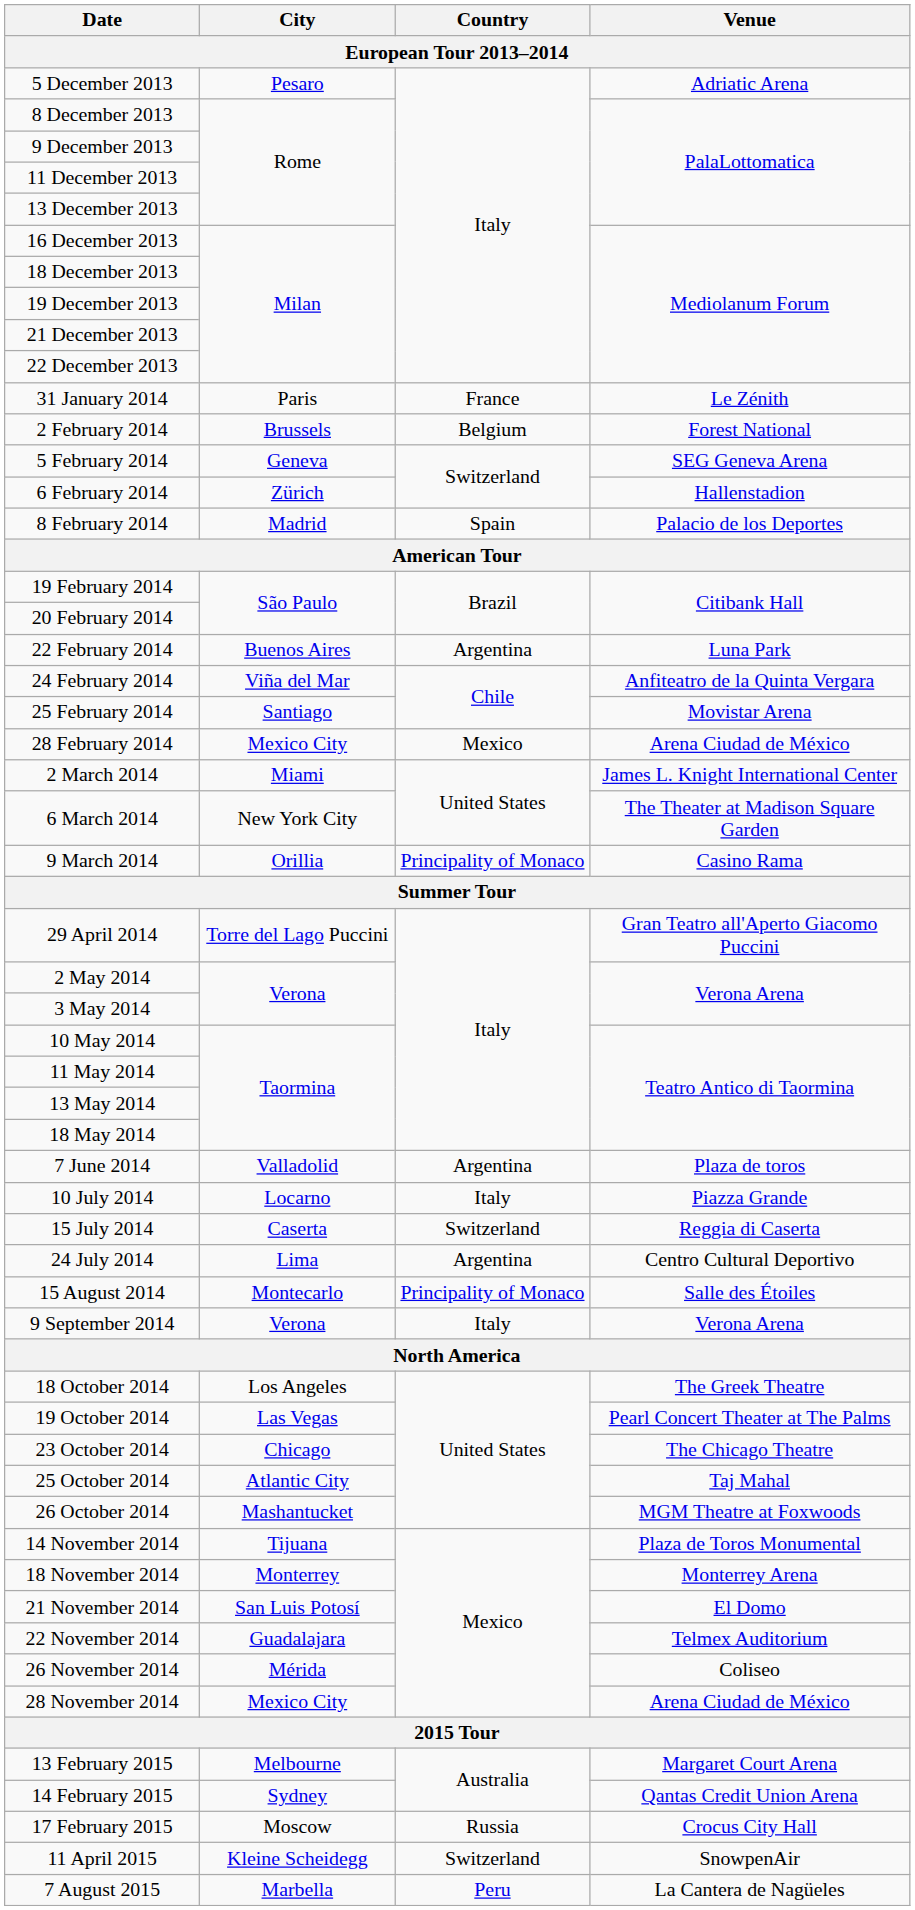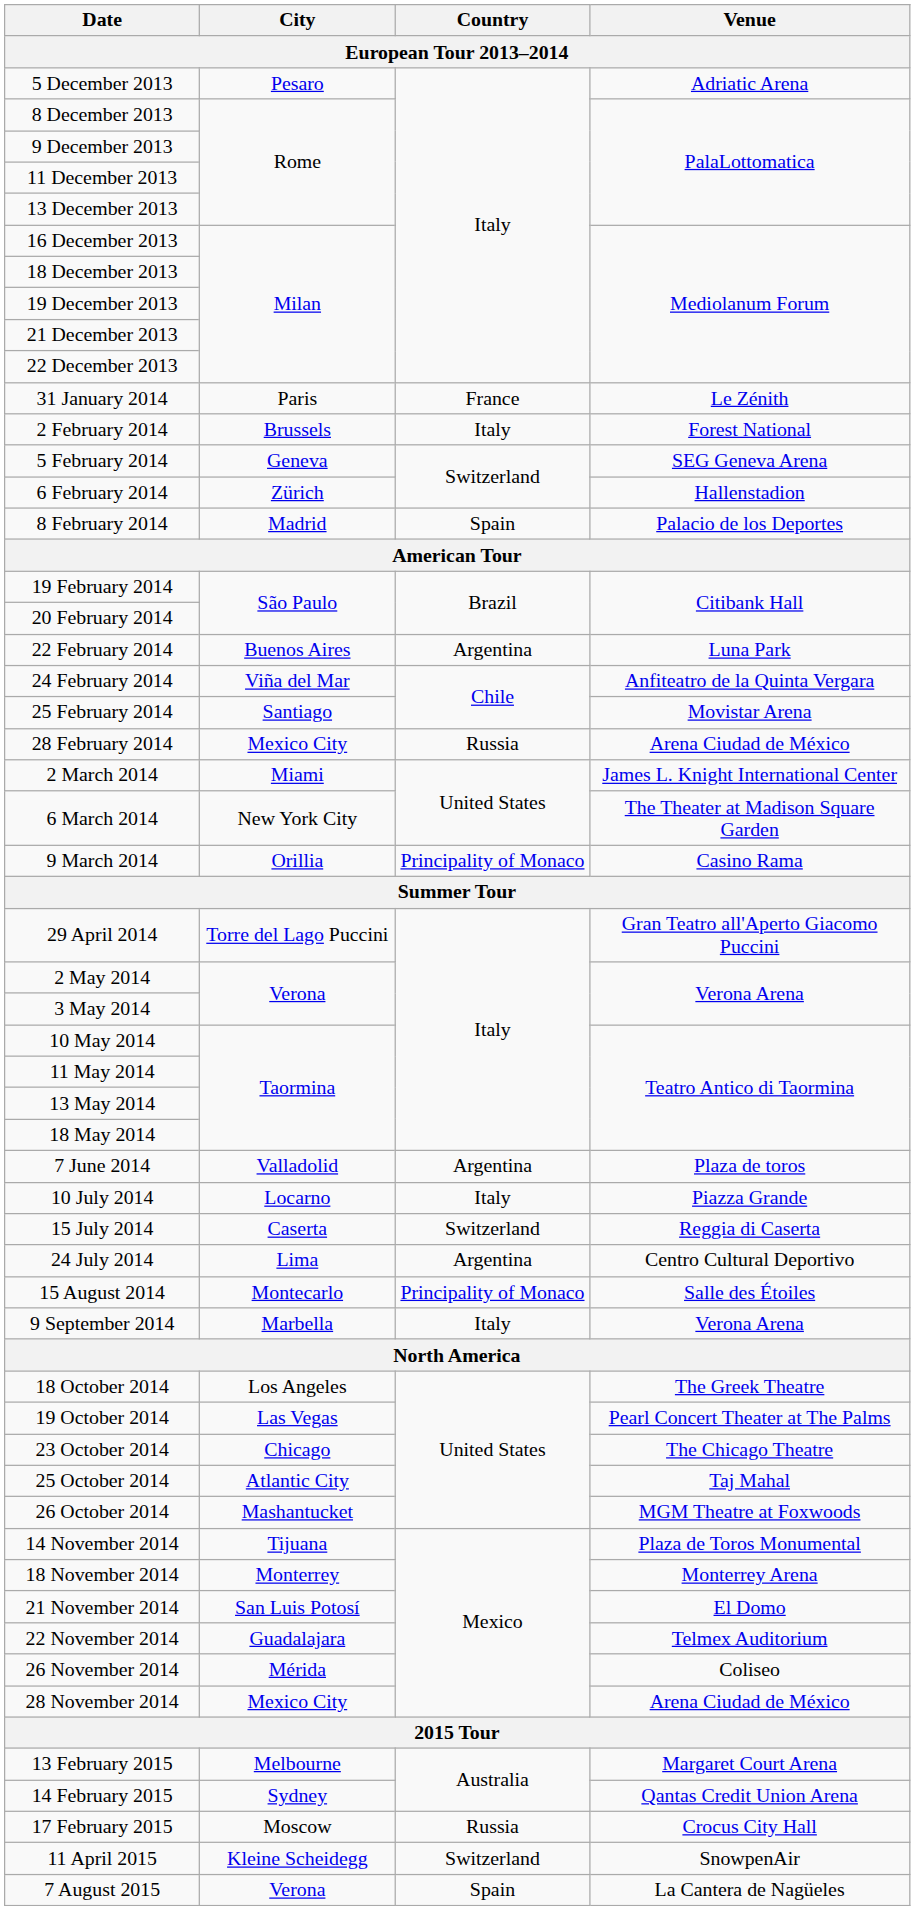(492, 429) Belgium -> (492, 429) Italy
(492, 743) Mexico -> (492, 743) Russia
(297, 1323) Verona -> (297, 1323) Marbella
(297, 1889) Marbella -> (297, 1889) Verona
(492, 1889) Peru -> (492, 1889) Spain
